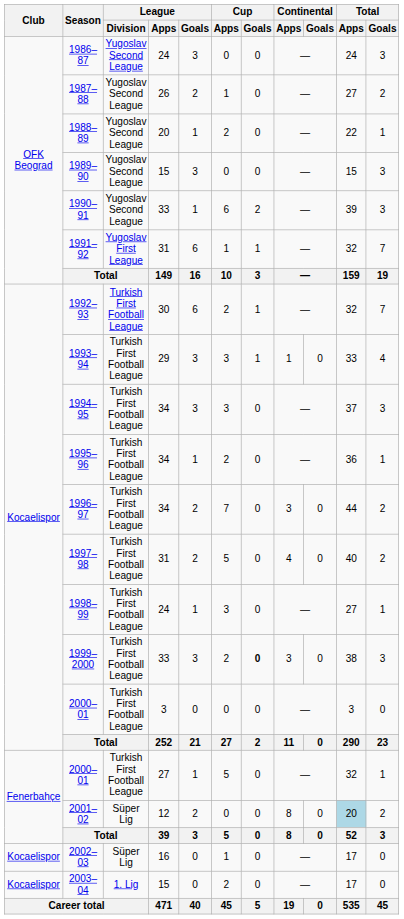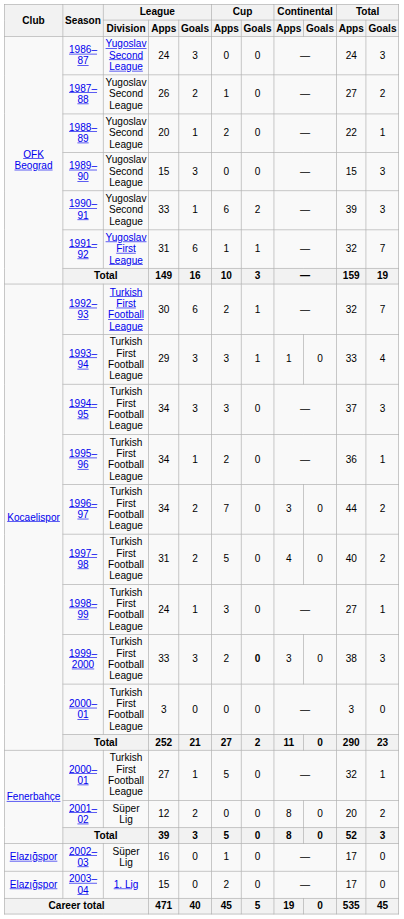(351, 814) lightblue background -> (351, 814) no background
(34, 857) Kocaelispor -> (34, 857) Elazığspor
(34, 884) Kocaelispor -> (34, 884) Elazığspor
